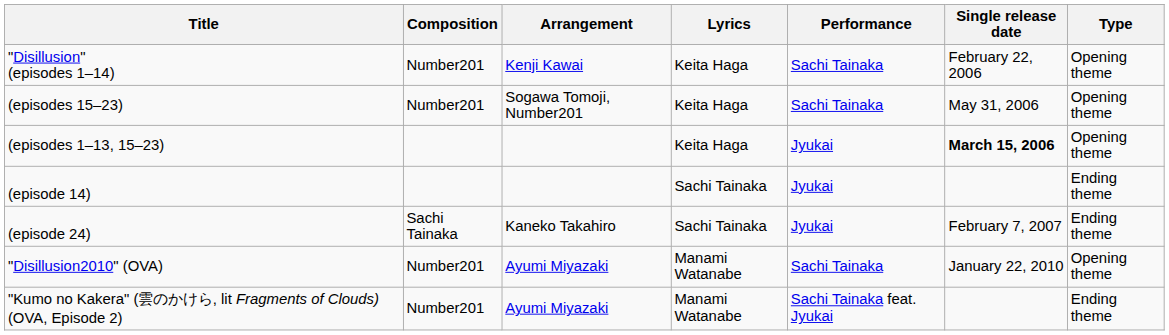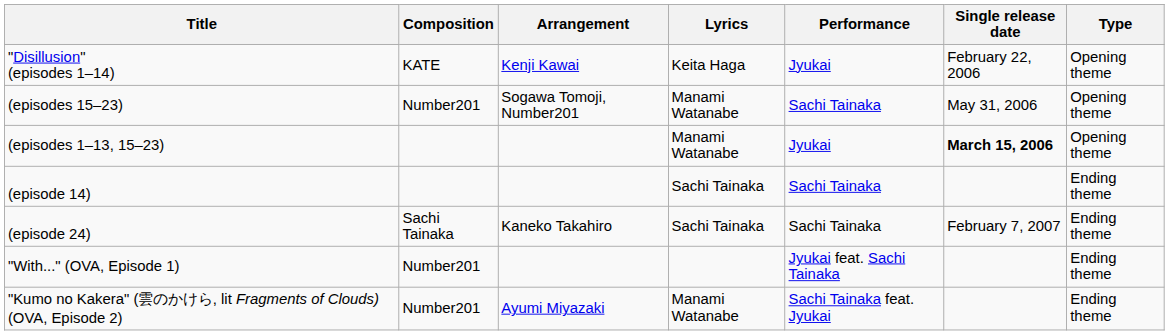(445, 65) Number201 -> (421, 65) KATE
(837, 65) Sachi Tainaka -> (810, 65) Jyukai
(711, 105) Keita Haga -> (705, 105) Manami Watanabe
(711, 145) Keita Haga -> (705, 145) Manami Watanabe
(812, 186) Jyukai -> (835, 186) Sachi Tainaka
(812, 226) Jyukai -> (835, 226) Sachi Tainaka
- row: (85, 266)
+ row: (94, 266)
